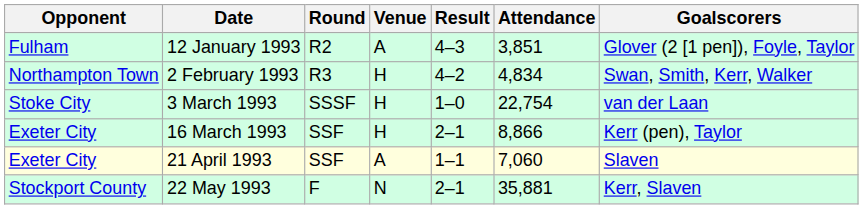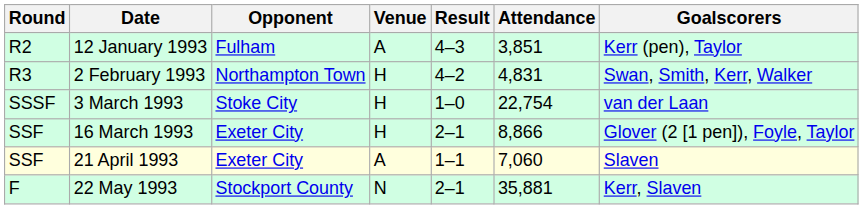columns swapped: (337, 18) <-> (84, 18)
(729, 47) Glover (2 [1 pen]), Foyle, Taylor -> (673, 47) Kerr (pen), Taylor
(520, 75) 4,834 -> (520, 75) 4,831
(673, 132) Kerr (pen), Taylor -> (729, 132) Glover (2 [1 pen]), Foyle, Taylor
